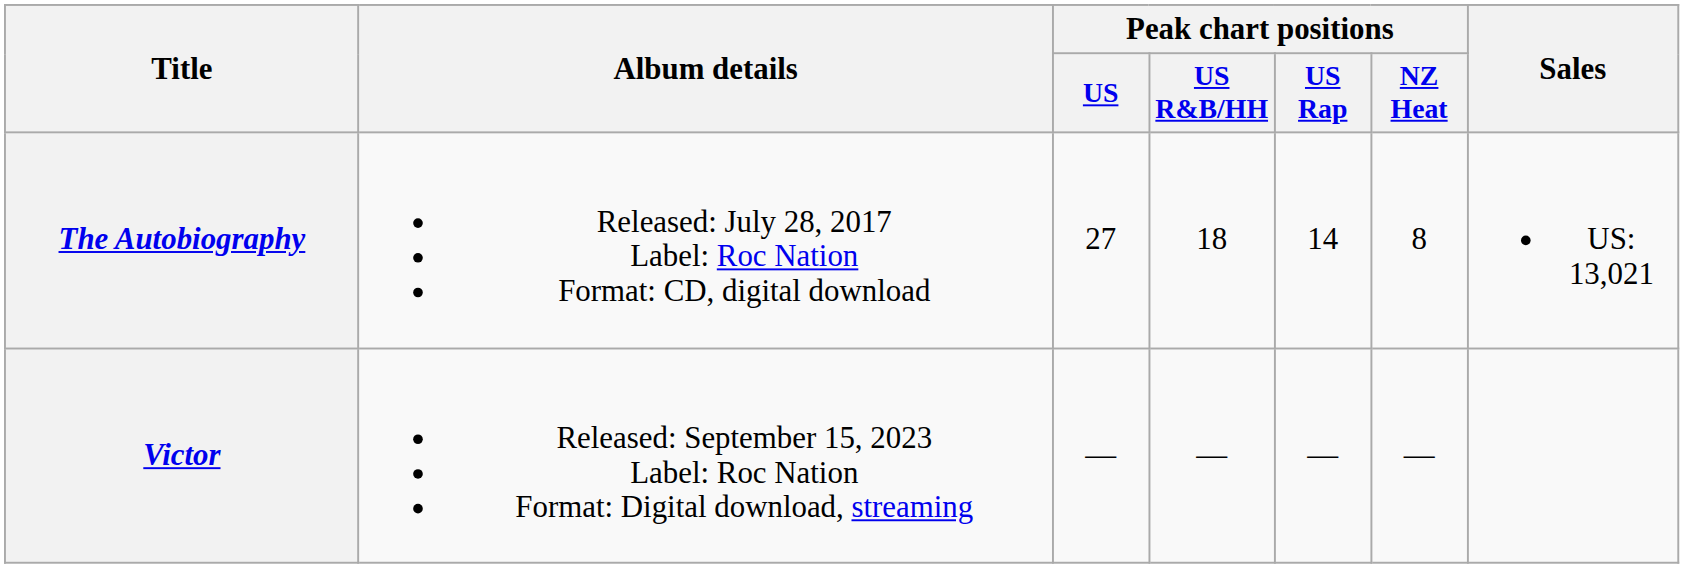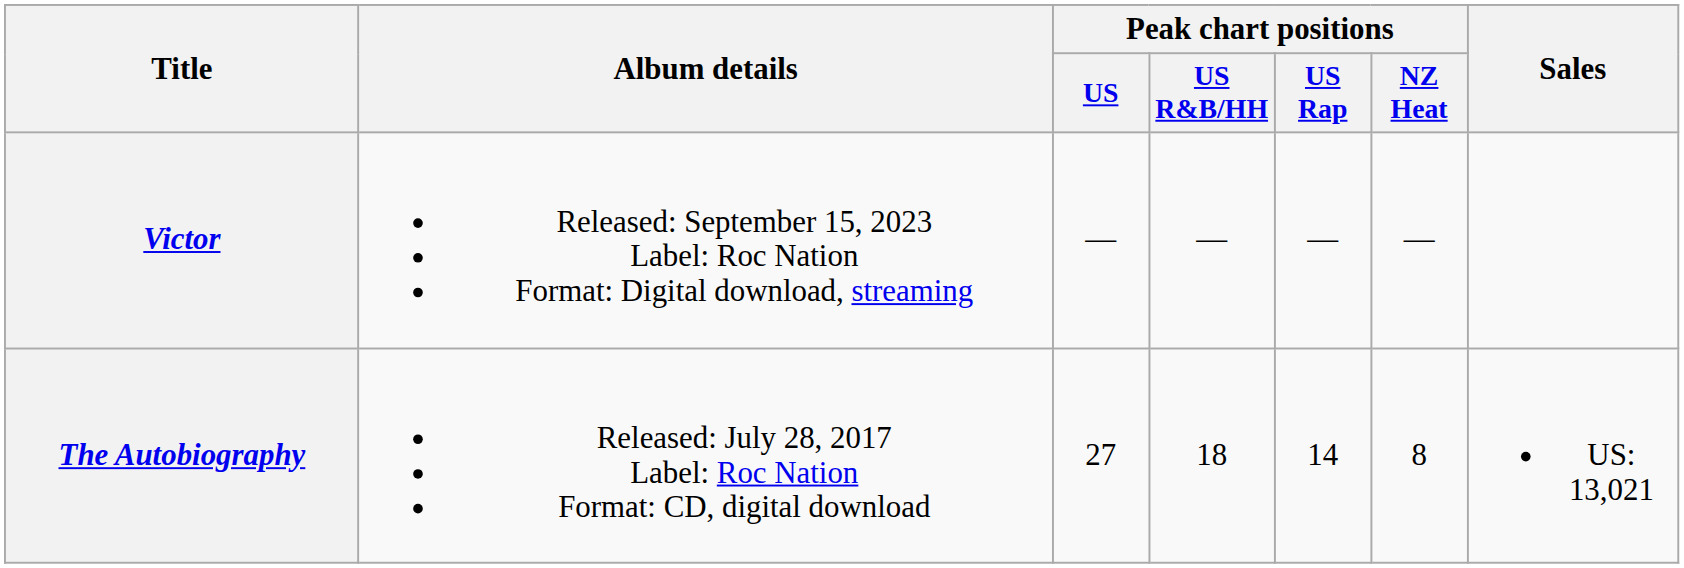rows swapped: (182, 239) <-> (182, 454)
